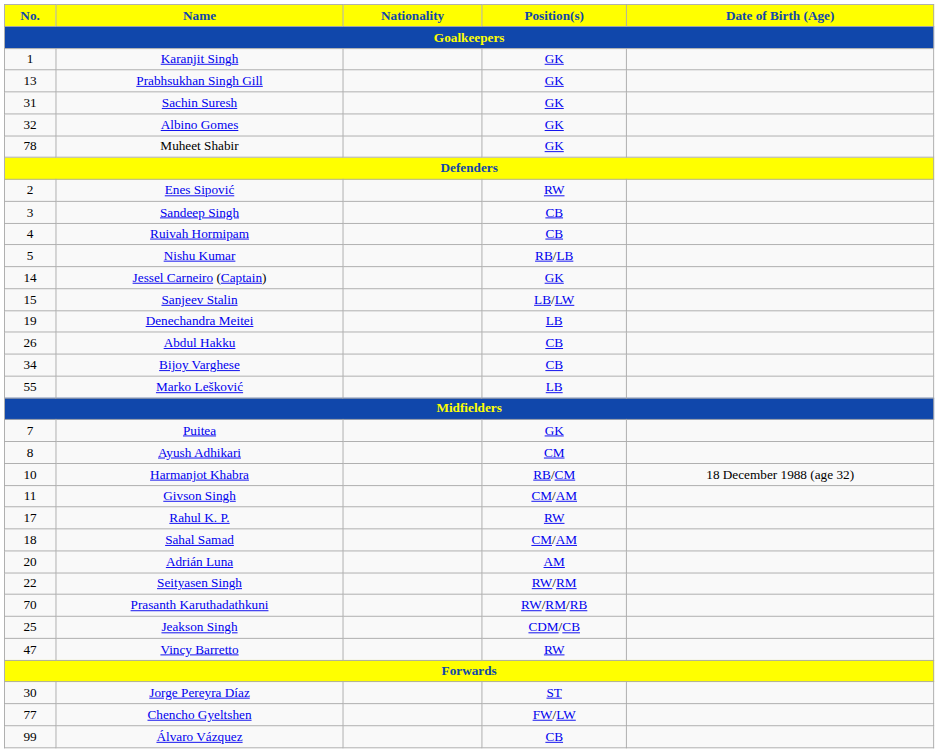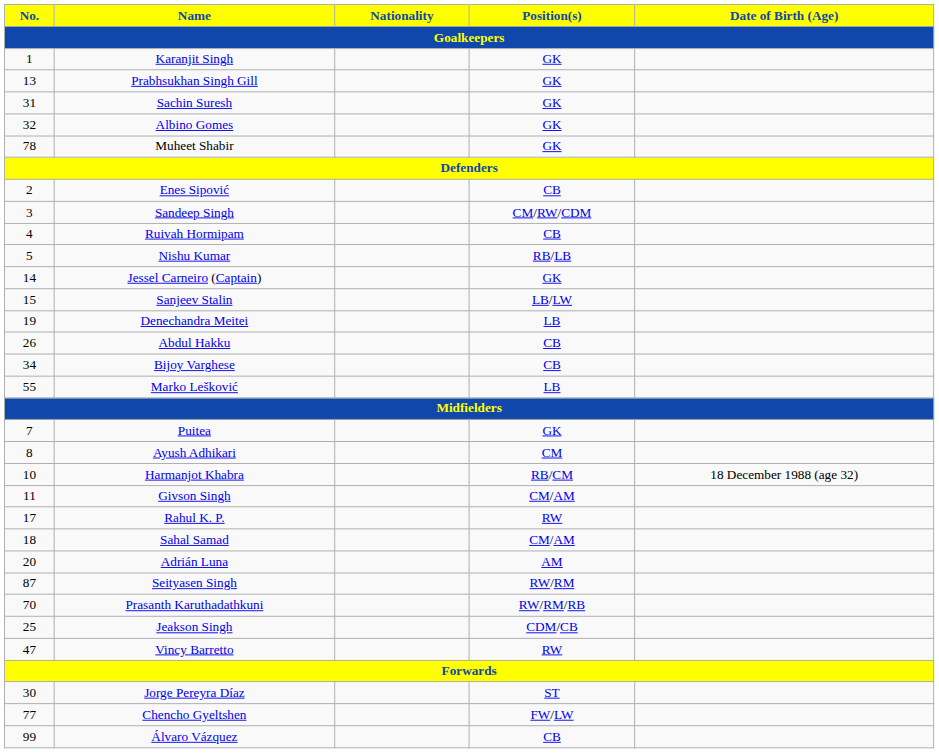(554, 190) RW -> (552, 190) CB
(554, 212) CB -> (552, 212) CM/RW/CDM
(30, 583) 22 -> (29, 583) 87
